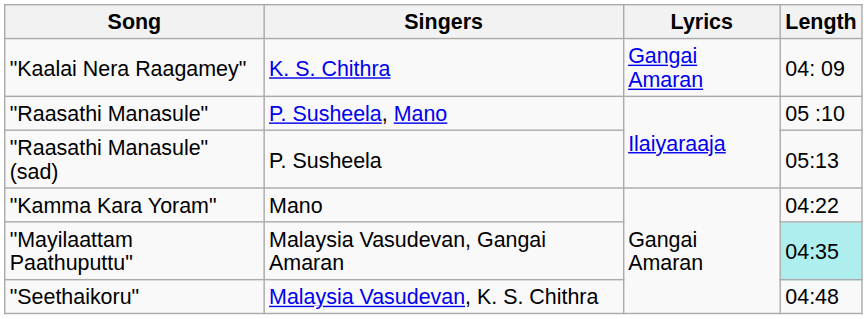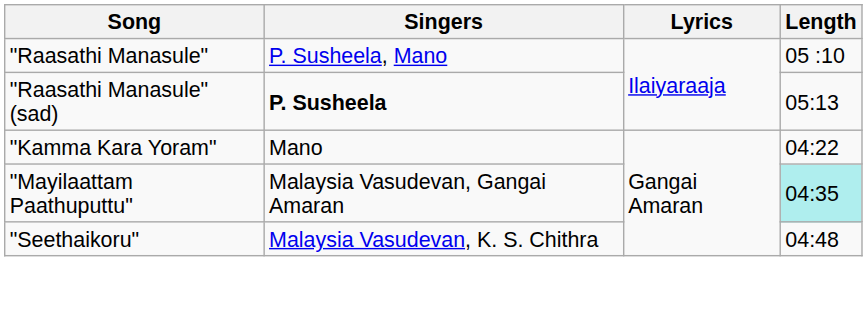- row: (128, 68)
(325, 160) normal -> (328, 102) bold
